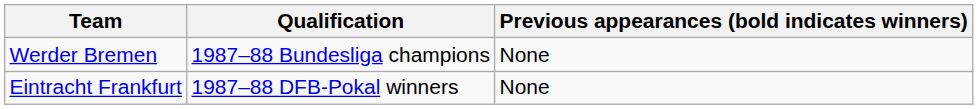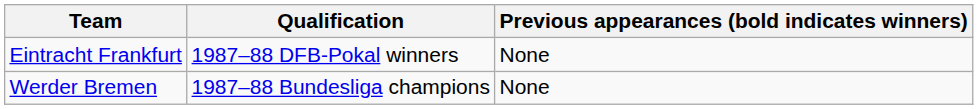rows swapped: (83, 54) <-> (96, 87)
